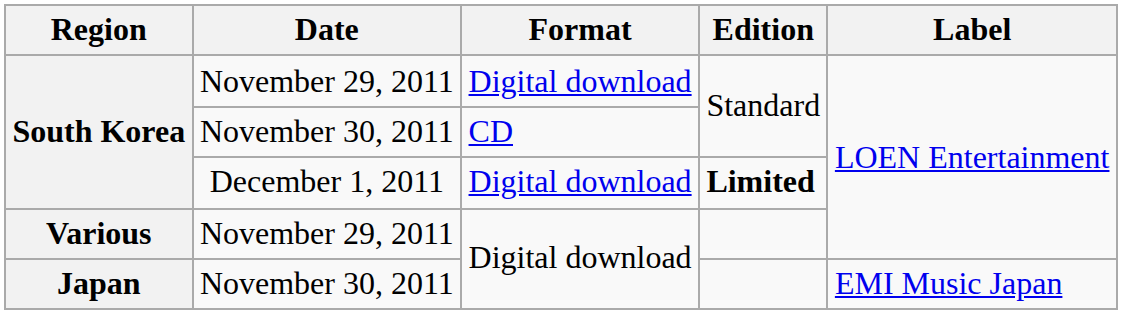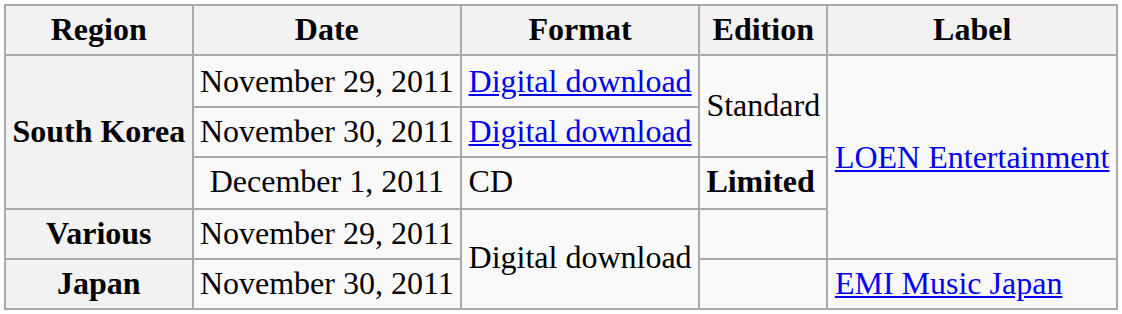(491, 131) CD -> (580, 131) Digital download
(580, 182) Digital download -> (491, 182) CD
